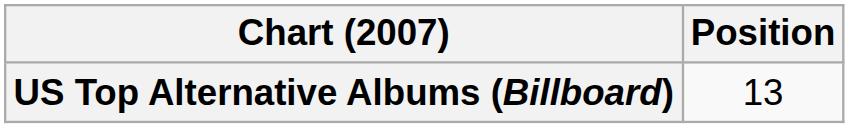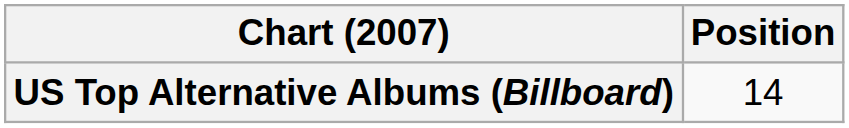(763, 91) 13 -> (763, 91) 14
